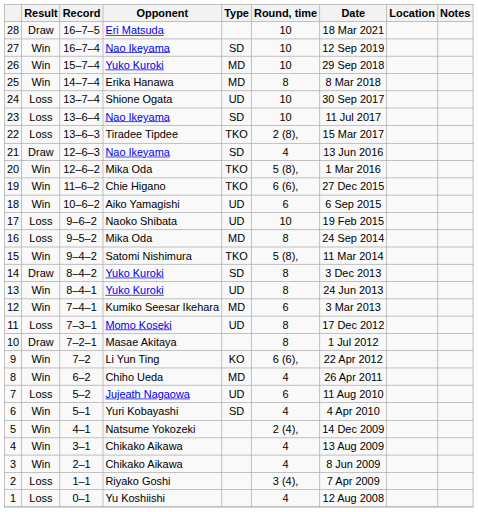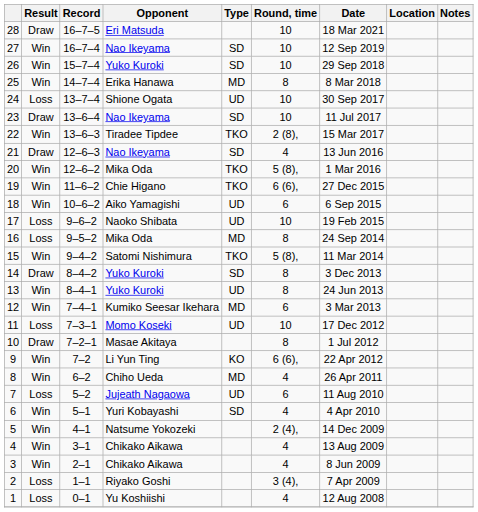(237, 65) MD -> (237, 65) SD
(41, 117) Loss -> (41, 117) Draw
(41, 134) Loss -> (41, 134) Win
(286, 325) 8 -> (286, 325) 10
